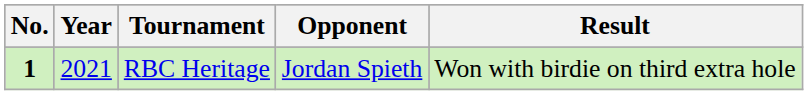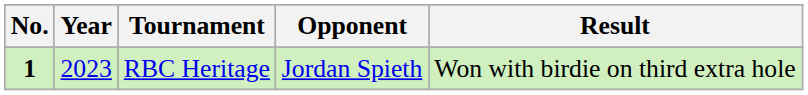(86, 68) 2021 -> (86, 68) 2023
